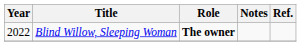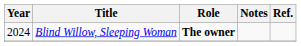(19, 31) 2022 -> (19, 31) 2024
